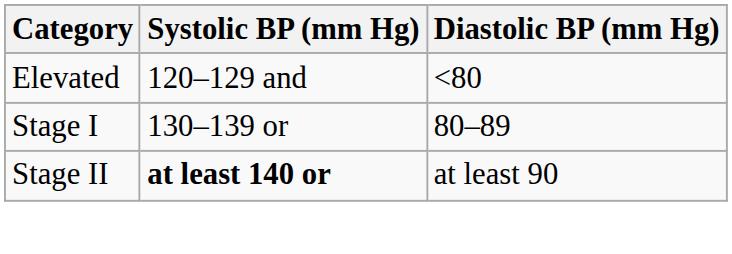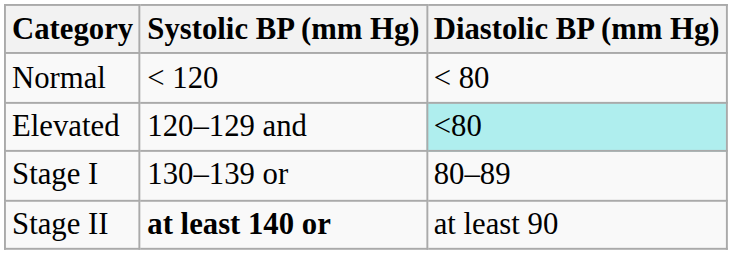+ row: (59, 77)
(458, 77) no background -> (458, 126) paleturquoise background
